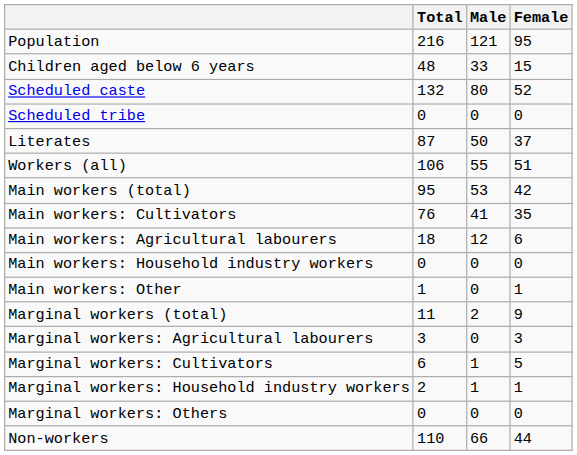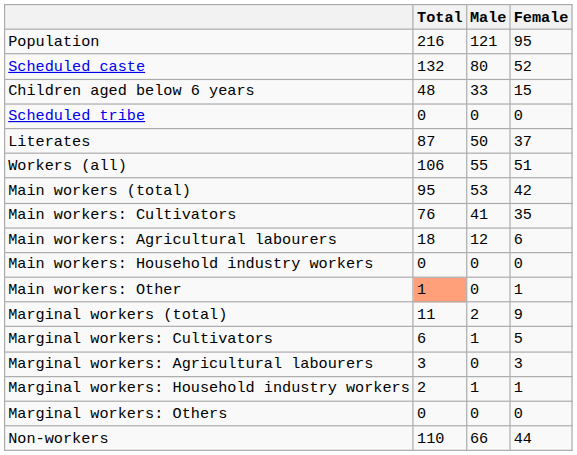rows swapped: (131, 67) <-> (77, 91)
(422, 290) no background -> (422, 290) lightsalmon background
rows swapped: (141, 364) <-> (191, 339)
